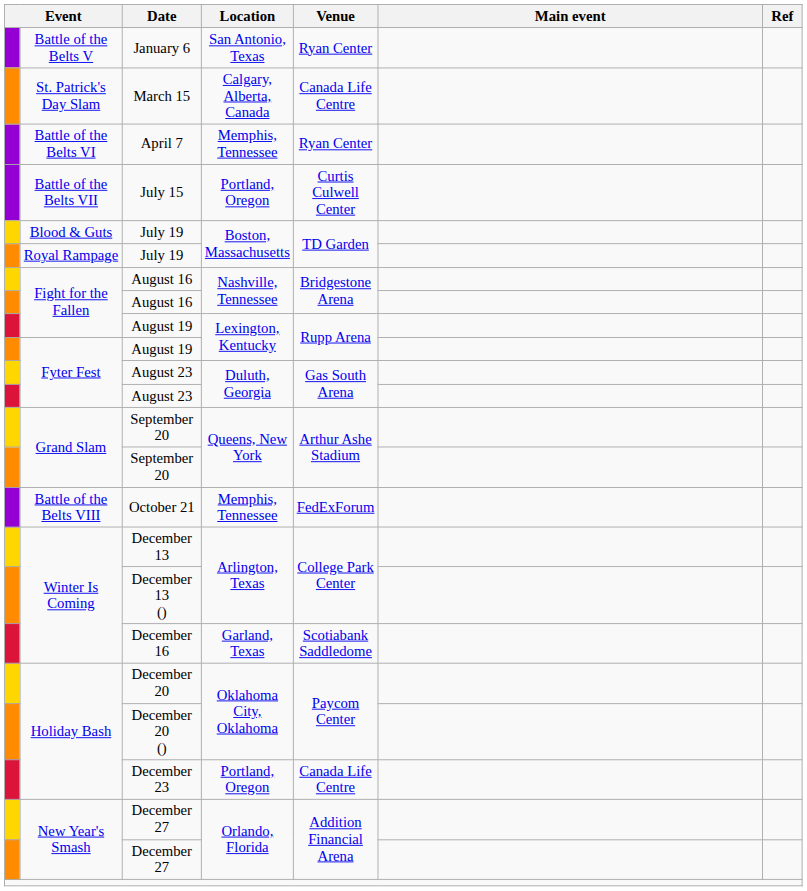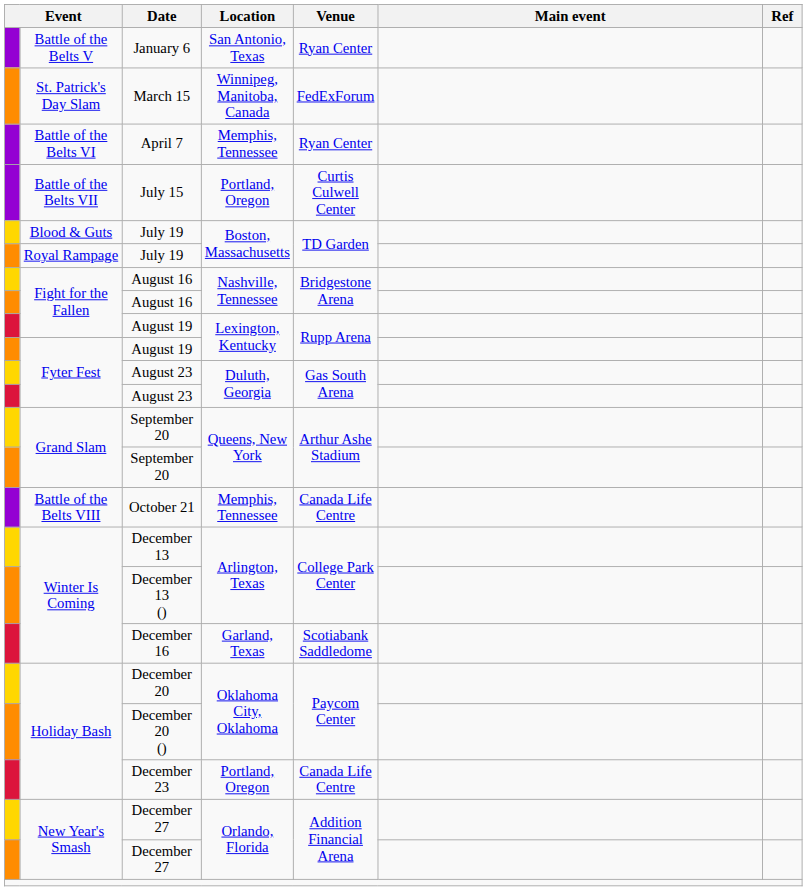(247, 95) Calgary, Alberta, Canada -> (247, 95) Winnipeg, Manitoba, Canada
(336, 95) Canada Life Centre -> (336, 95) FedExForum
(336, 507) FedExForum -> (336, 507) Canada Life Centre
